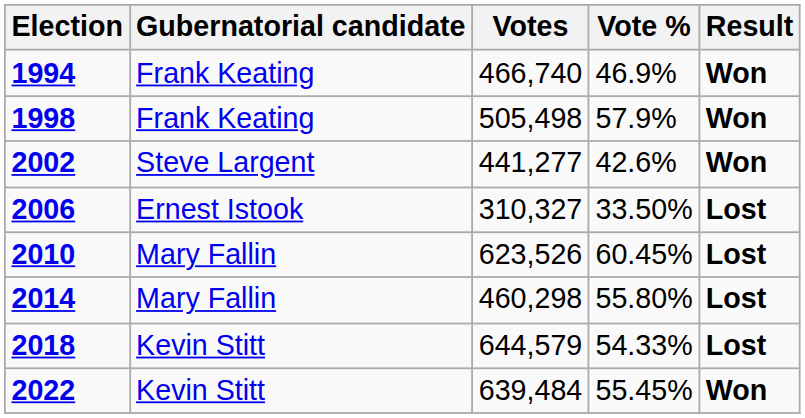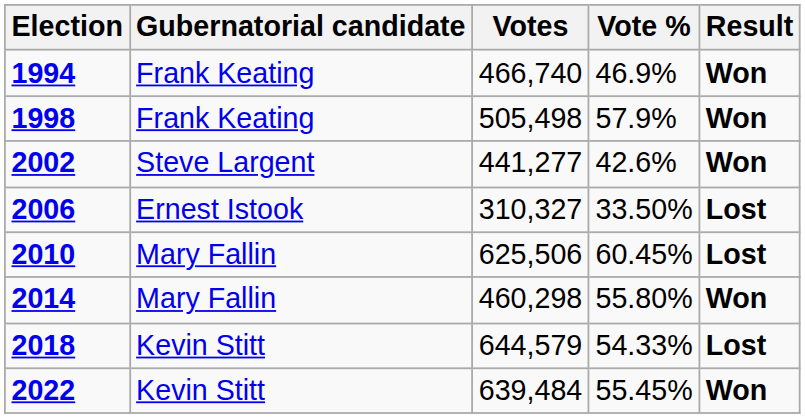(531, 254) 623,526 -> (531, 254) 625,506
(736, 299) Lost -> (737, 299) Won
